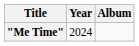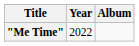(81, 31) 2024 -> (81, 31) 2022
